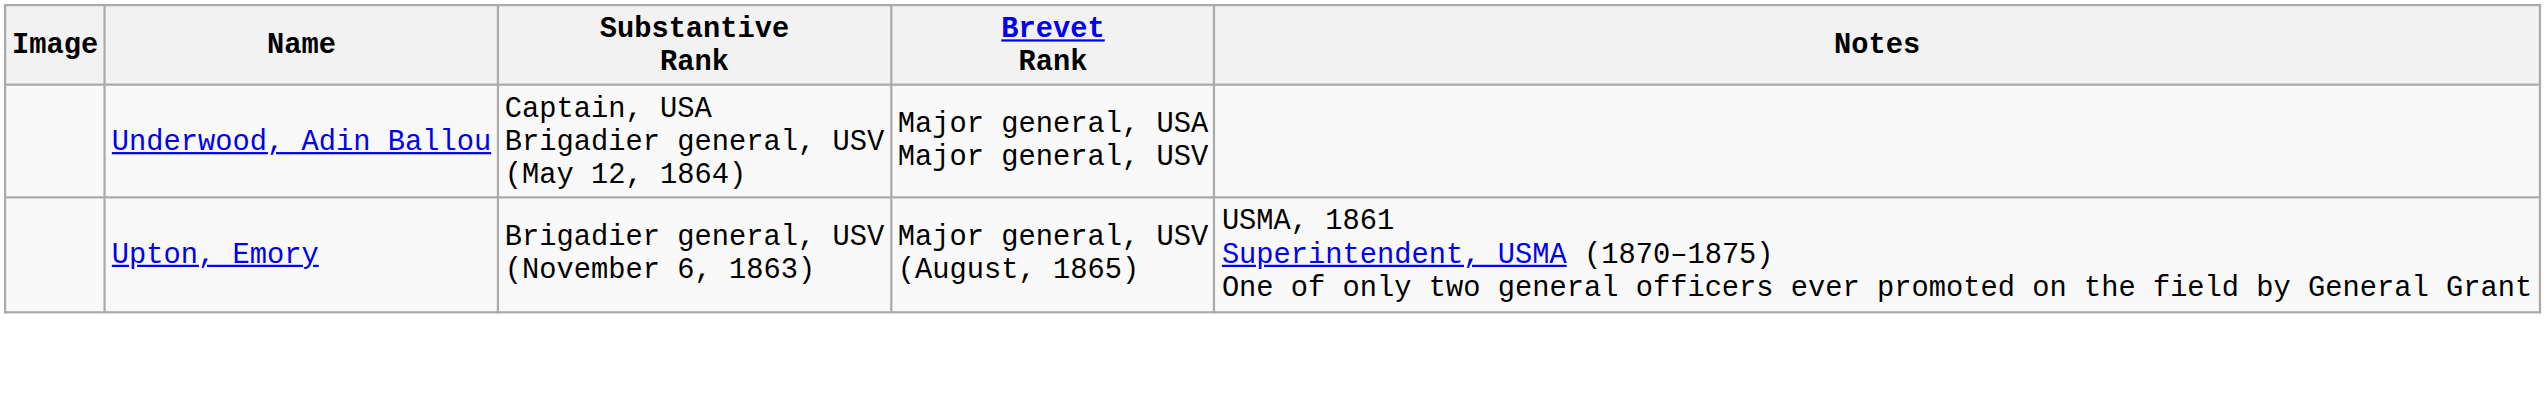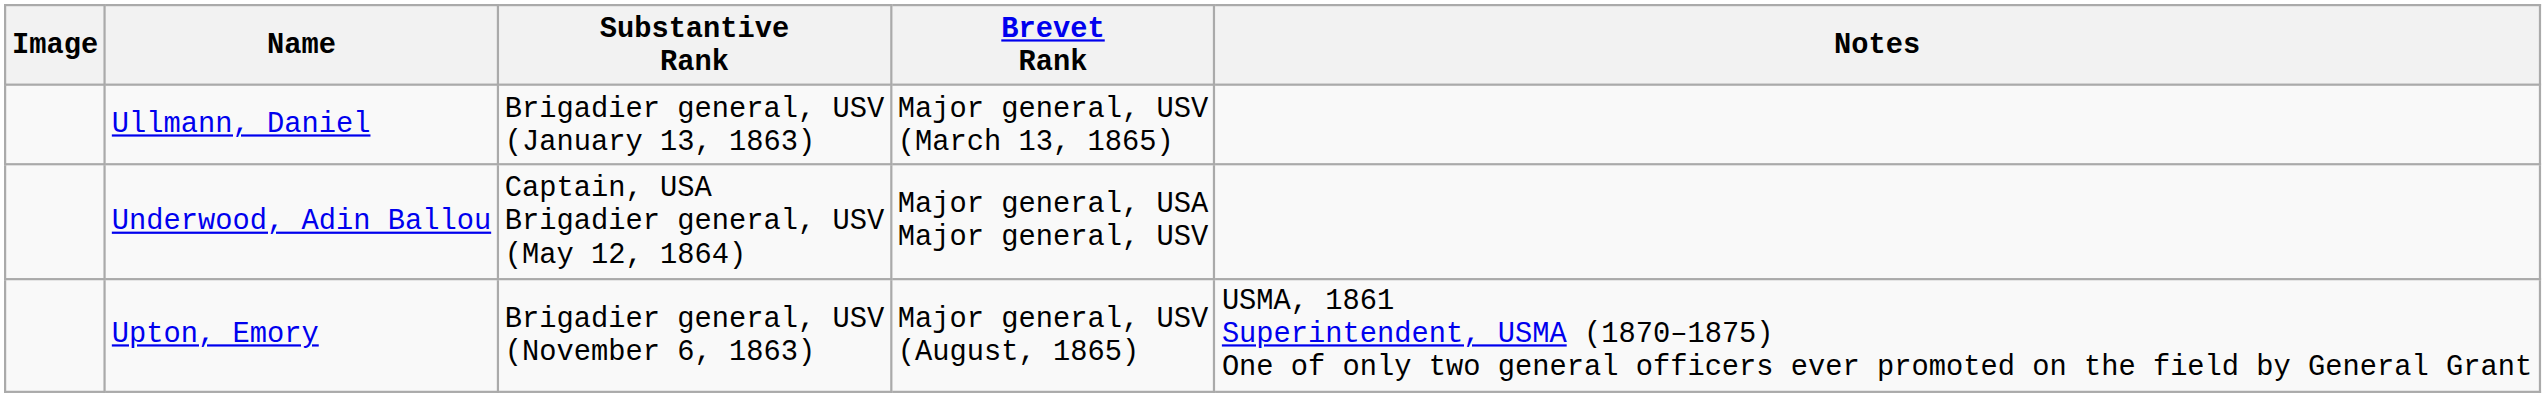+ row: (241, 125)
